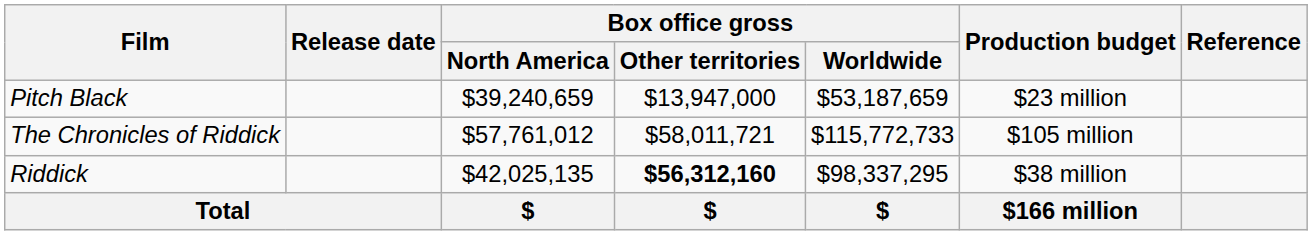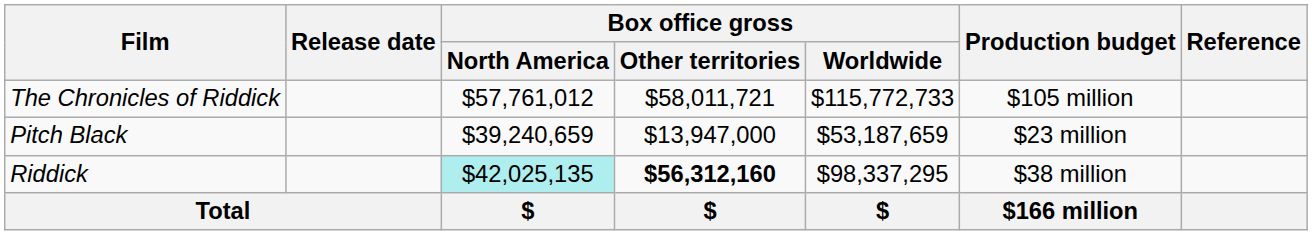rows swapped: (69, 98) <-> (145, 135)
(528, 173) no background -> (528, 173) paleturquoise background
